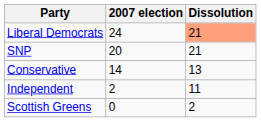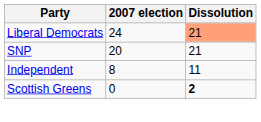- row: (42, 70)
(112, 88) 2 -> (112, 70) 8
(192, 107) normal -> (192, 88) bold
